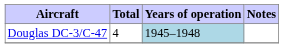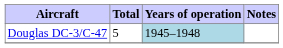(116, 33) 4 -> (116, 33) 5
